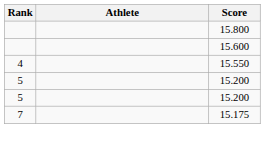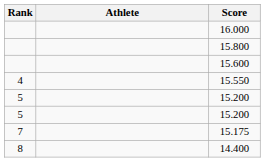+ row: (20, 30)
+ row: (20, 149)
